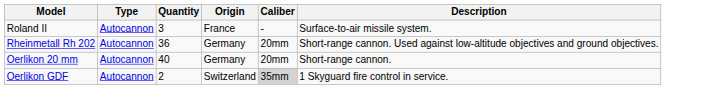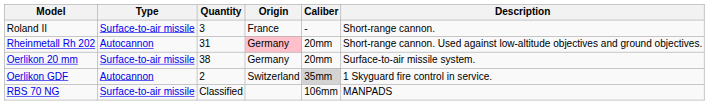(127, 28) Autocannon -> (147, 28) Surface-to-air missile
(365, 28) Surface-to-air missile system. -> (389, 28) Short-range cannon.
(164, 44) 36 -> (205, 44) 31
(225, 44) no background -> (268, 44) pink background
(127, 60) Autocannon -> (147, 60) Surface-to-air missile
(164, 60) 40 -> (205, 60) 38
(345, 60) Short-range cannon. -> (409, 60) Surface-to-air missile system.
+ row: (33, 92)
